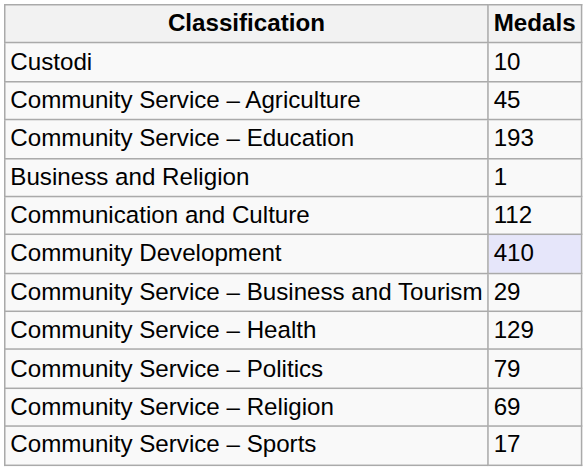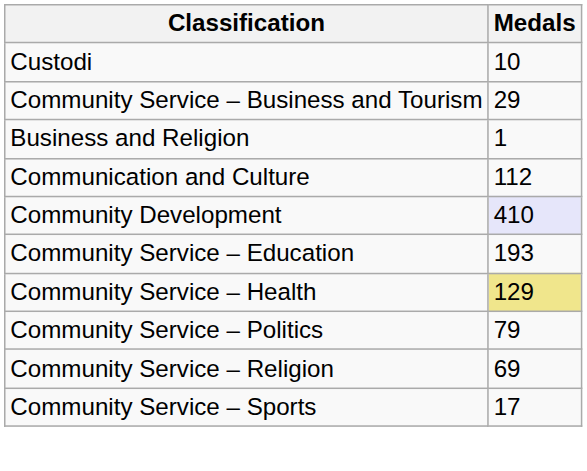- row: (186, 100)
rows swapped: (246, 291) <-> (182, 138)
(514, 330) no background -> (514, 291) khaki background
